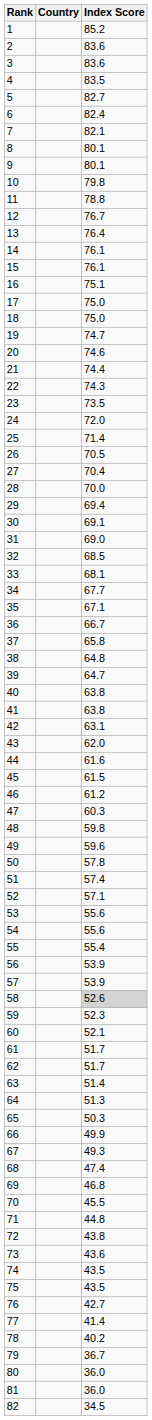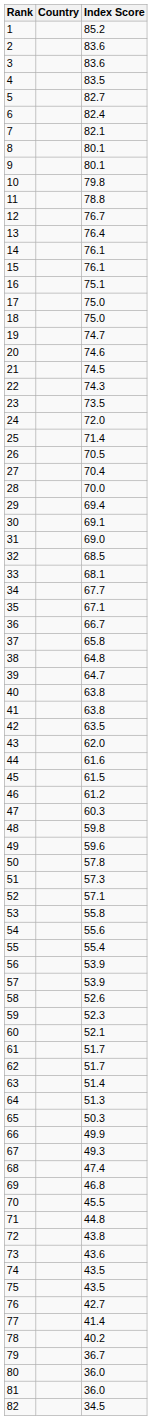(94, 370) 74.4 -> (94, 370) 74.5
(94, 727) 63.1 -> (94, 727) 63.5
(94, 880) 57.4 -> (94, 880) 57.3
(94, 914) 55.6 -> (94, 914) 55.8
(94, 999) lightgrey background -> (94, 999) no background
